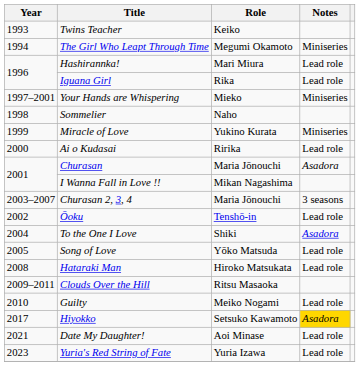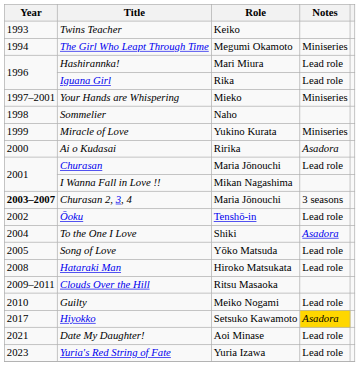(323, 149) Lead role -> (321, 149) Asadora
(321, 166) Asadora -> (323, 166) Lead role
(31, 200) normal -> (31, 200) bold
